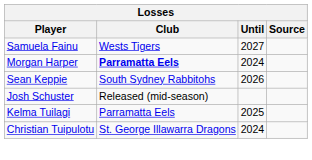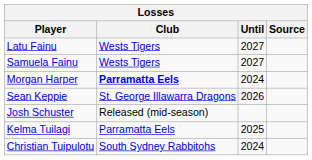+ row: (32, 46)
(157, 79) South Sydney Rabbitohs -> (167, 96) St. George Illawarra Dragons
(167, 130) St. George Illawarra Dragons -> (157, 146) South Sydney Rabbitohs
